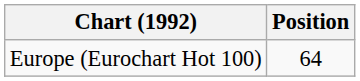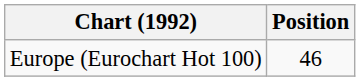(311, 57) 64 -> (311, 57) 46
